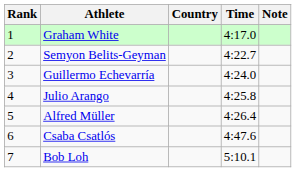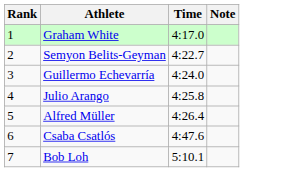- column: (195, 14)
